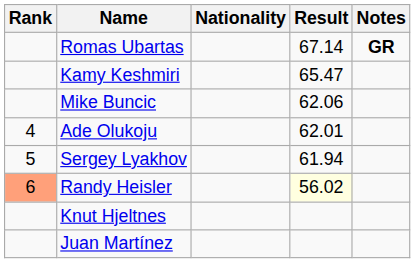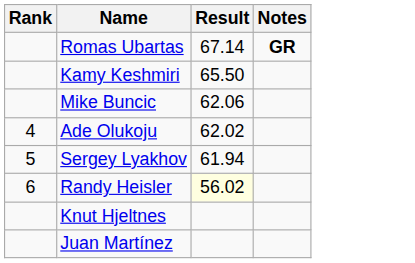- column: (241, 18)
(321, 74) 65.47 -> (222, 74) 65.50
(321, 131) 62.01 -> (222, 131) 62.02
(30, 187) lightsalmon background -> (30, 187) no background
